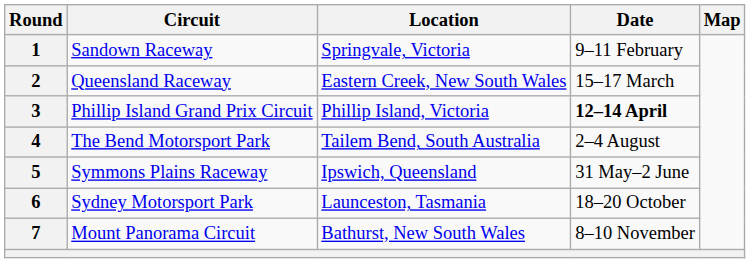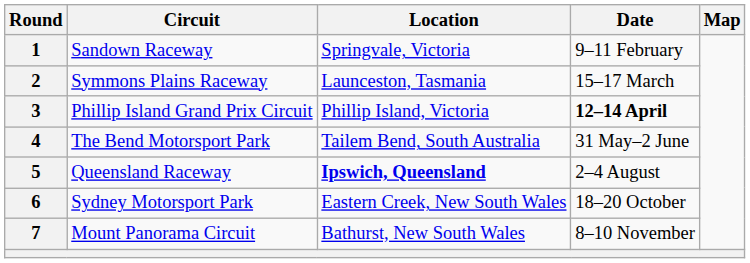(151, 80) Queensland Raceway -> (169, 80) Symmons Plains Raceway
(444, 80) Eastern Creek, New South Wales -> (404, 80) Launceston, Tasmania
(618, 141) 2–4 August -> (632, 141) 31 May–2 June
(169, 171) Symmons Plains Raceway -> (151, 171) Queensland Raceway
(399, 171) normal -> (404, 171) bold
(632, 171) 31 May–2 June -> (618, 171) 2–4 August
(404, 202) Launceston, Tasmania -> (444, 202) Eastern Creek, New South Wales
